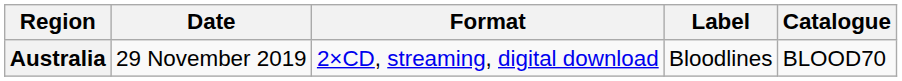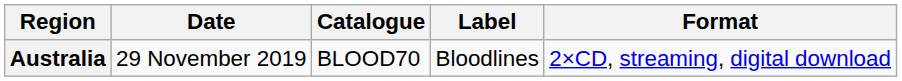columns swapped: (488, 22) <-> (837, 22)
